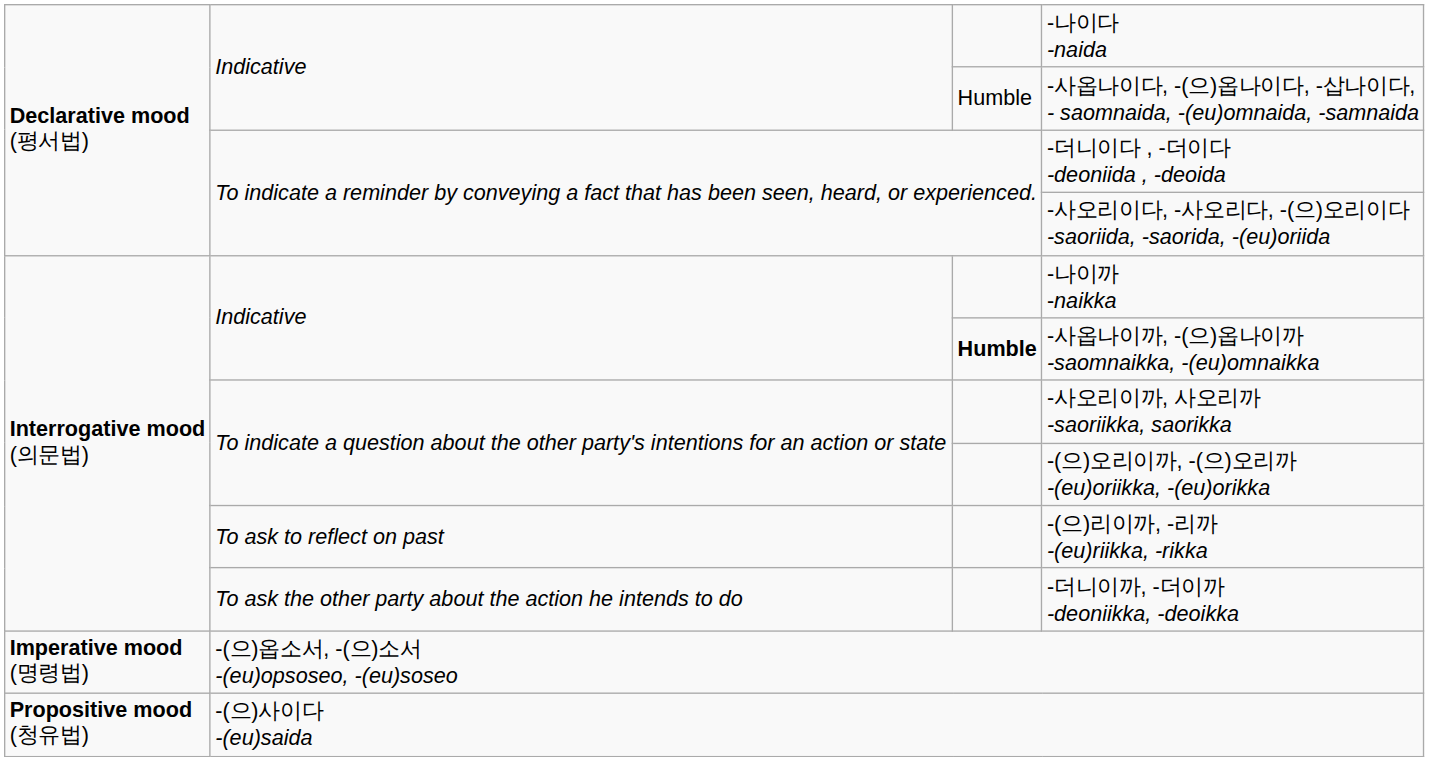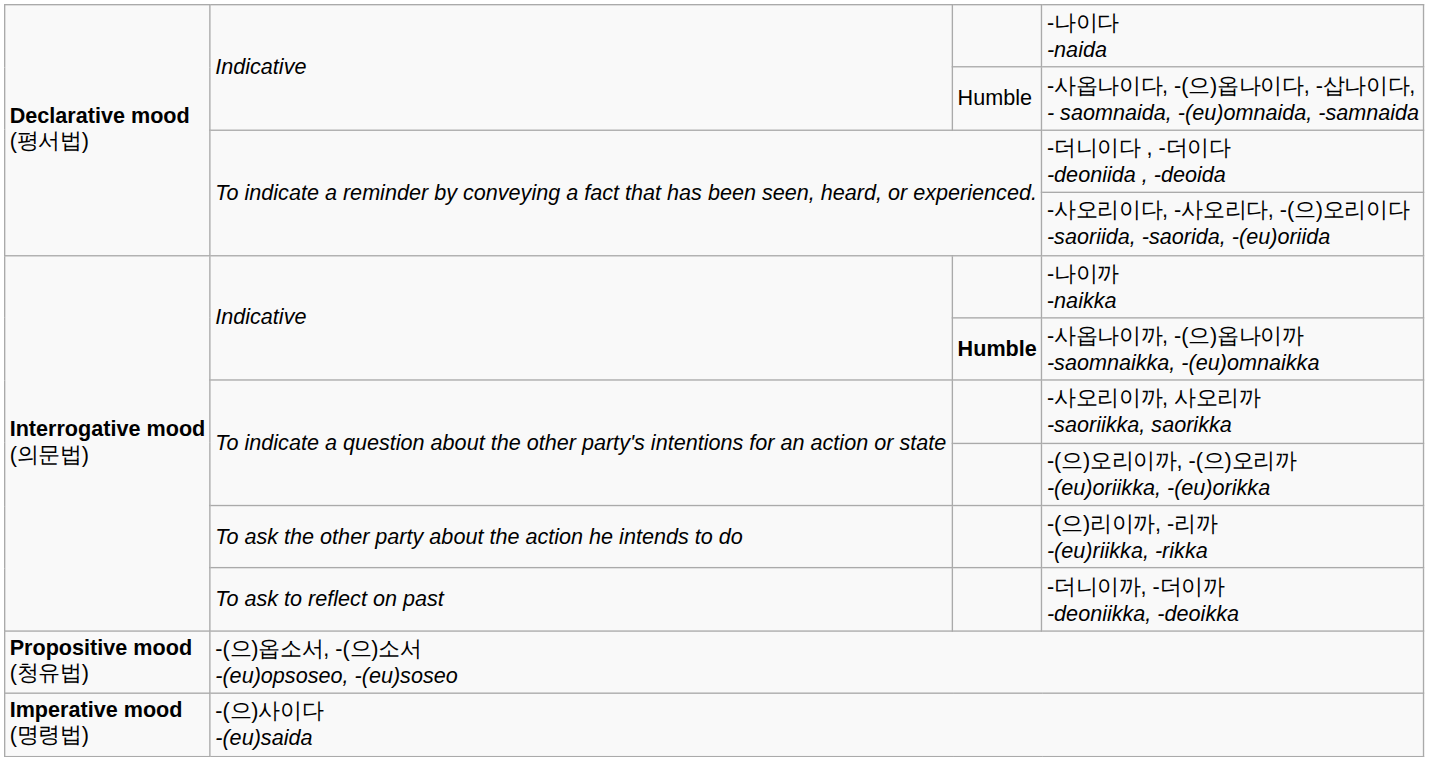(329, 536) To ask to reflect on past -> (479, 536) To ask the other party about the action he intends to do
(479, 599) To ask the other party about the action he intends to do -> (329, 599) To ask to reflect on past
(96, 660) Imperative mood (명령법) -> (101, 660) Propositive mood (청유법)
(101, 723) Propositive mood (청유법) -> (96, 723) Imperative mood (명령법)
